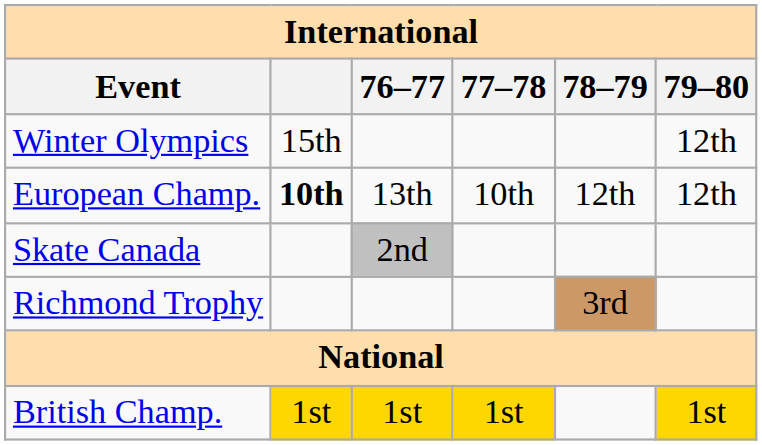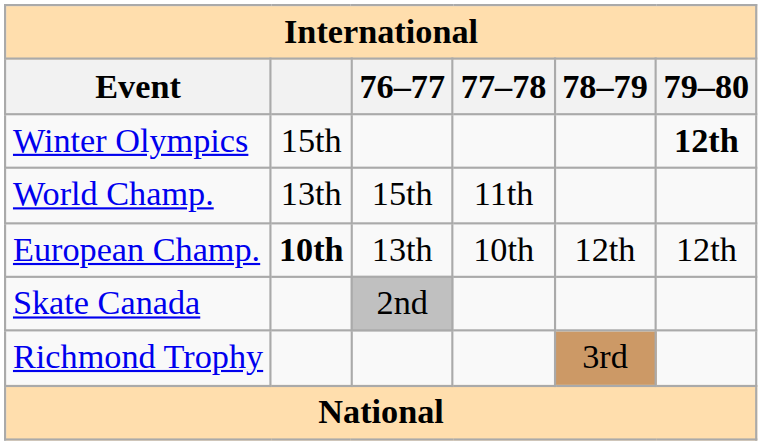(706, 140) normal -> (706, 140) bold
+ row: (113, 194)
- row: (118, 411)
